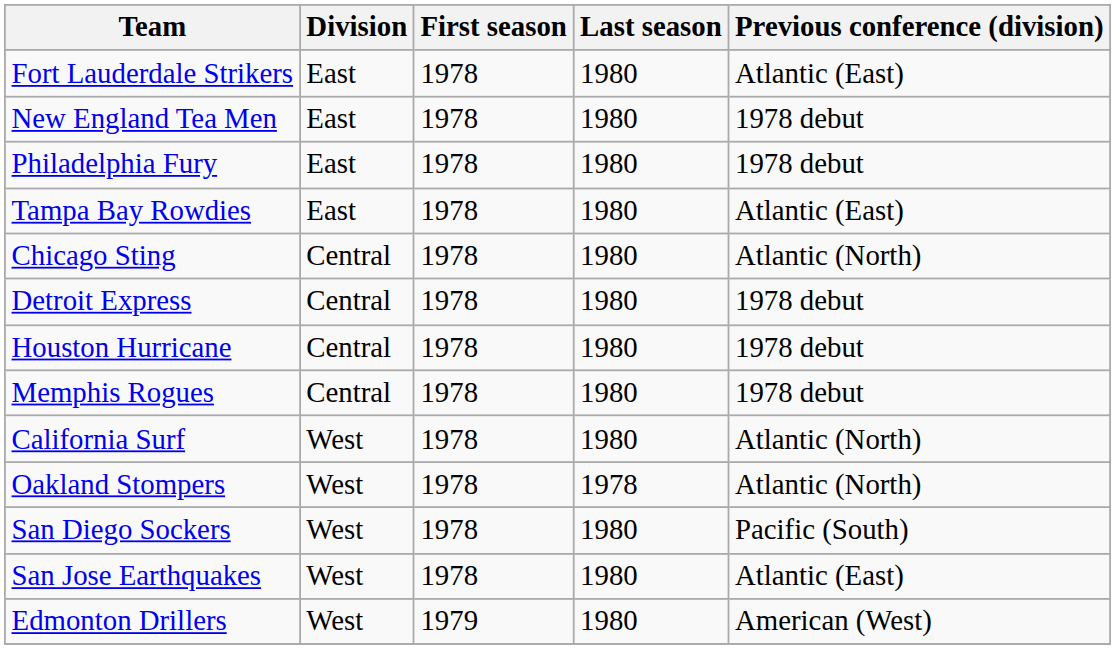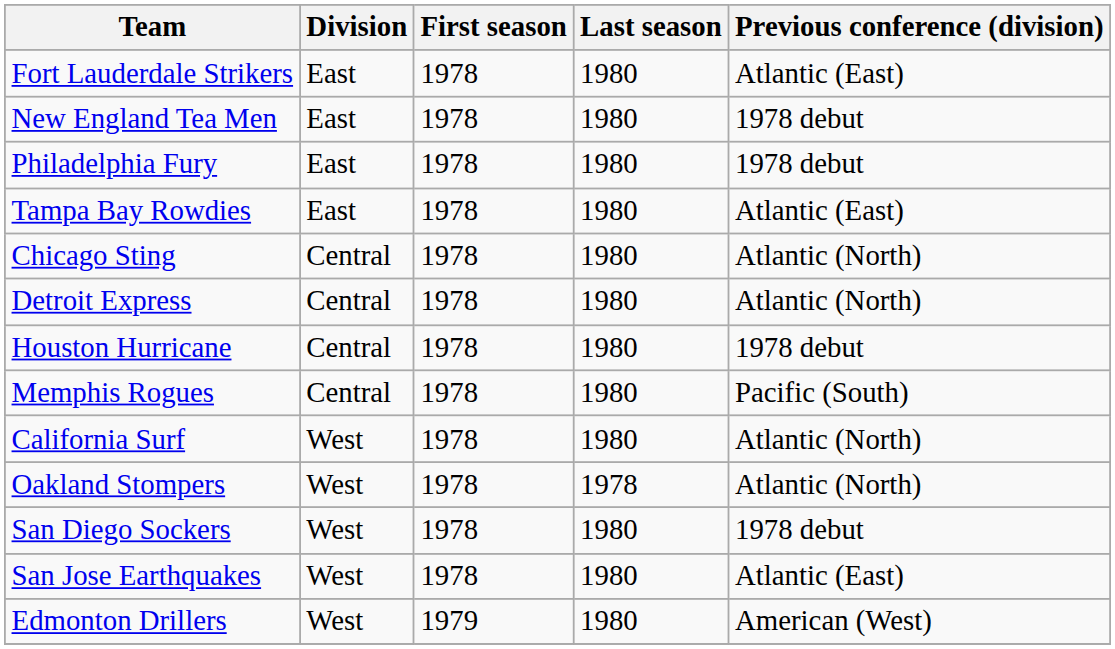(799, 301) 1978 debut -> (828, 301) Atlantic (North)
(799, 392) 1978 debut -> (822, 392) Pacific (South)
(822, 529) Pacific (South) -> (799, 529) 1978 debut
